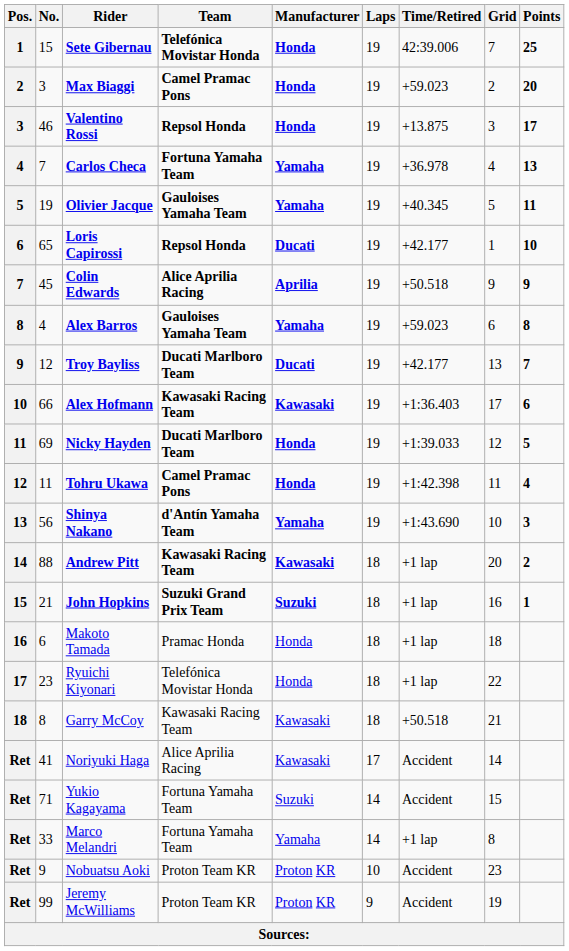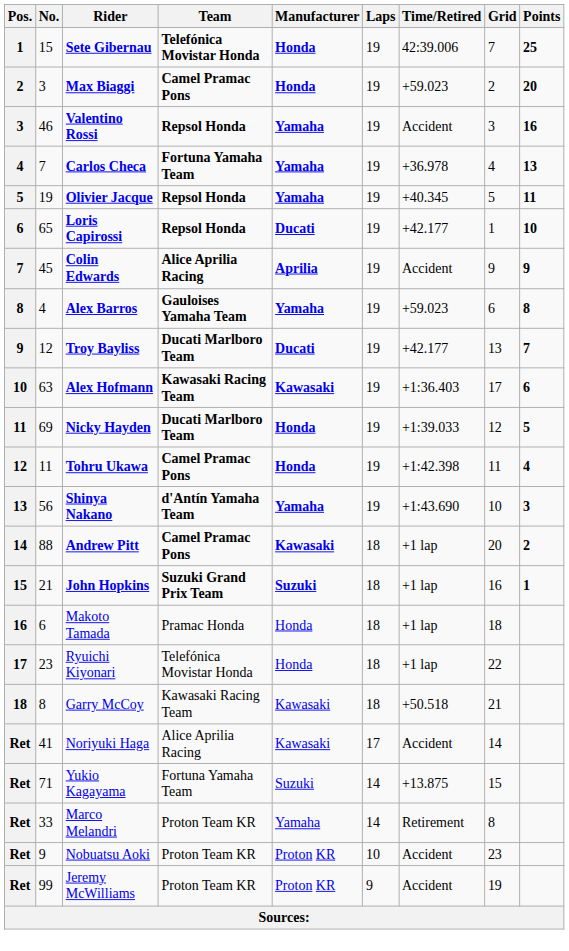(295, 126) Honda -> (300, 126) Yamaha
(425, 126) +13.875 -> (427, 126) Accident
(530, 126) 17 -> (530, 126) 16
(204, 206) Gauloises Yamaha Team -> (204, 197) Repsol Honda
(425, 285) +50.518 -> (427, 268) Accident
(46, 404) 66 -> (46, 387) 63
(214, 562) Kawasaki Racing Team -> (206, 546) Camel Pramac Pons
(427, 800) Accident -> (425, 783) +13.875
(207, 839) Fortuna Yamaha Team -> (209, 823) Proton Team KR
(420, 839) +1 lap -> (433, 823) Retirement
